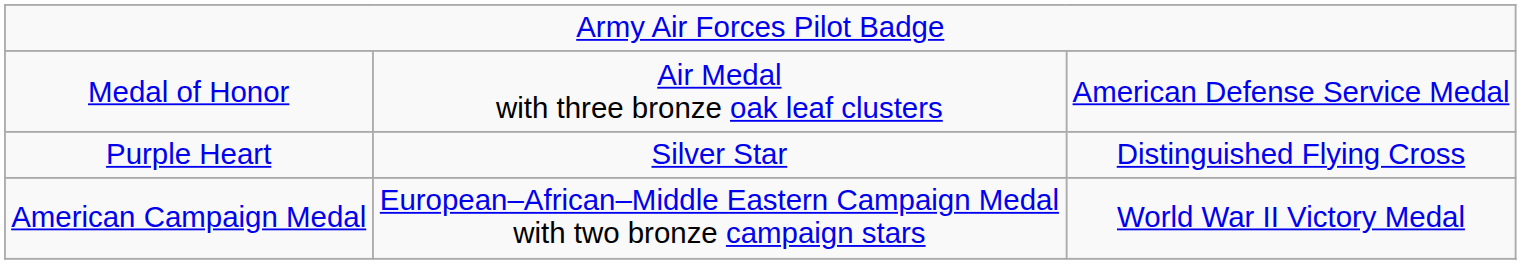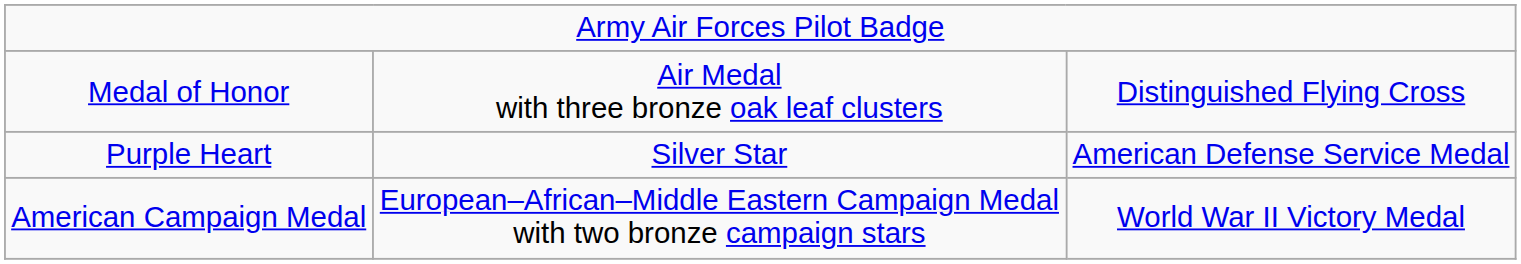(1291, 91) American Defense Service Medal -> (1291, 91) Distinguished Flying Cross
(1291, 154) Distinguished Flying Cross -> (1291, 154) American Defense Service Medal
